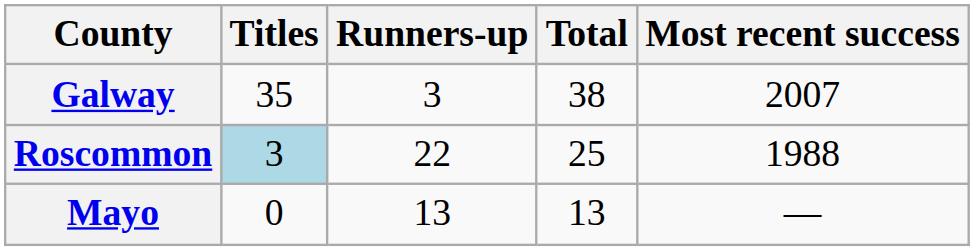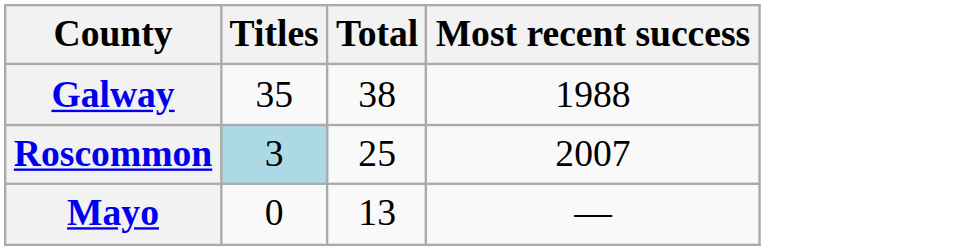- column: (432, 34)
(803, 93) 2007 -> (593, 93) 1988
(803, 153) 1988 -> (593, 153) 2007
